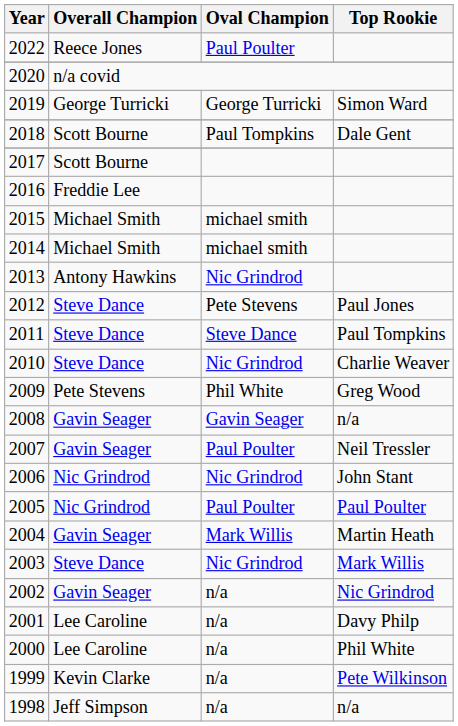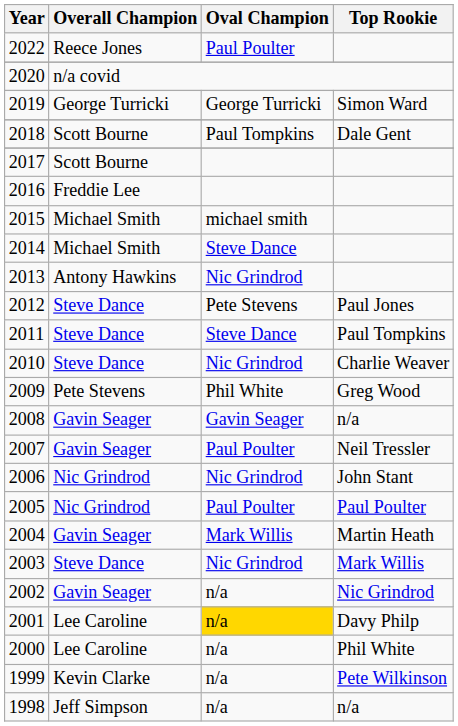(257, 248) michael smith -> (251, 248) Steve Dance
(217, 620) no background -> (217, 620) gold background
